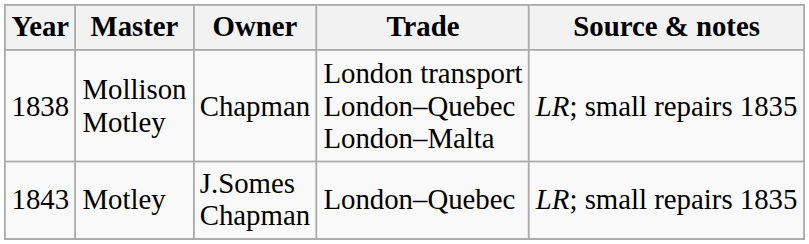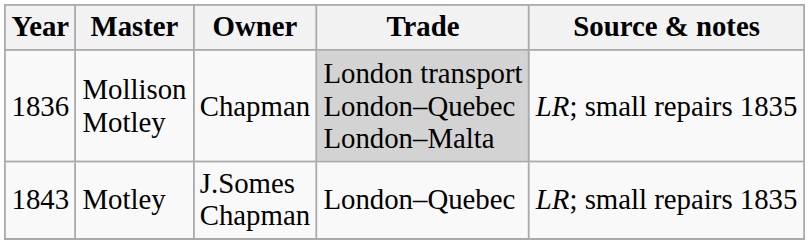(40, 105) 1838 -> (40, 105) 1836
(423, 105) no background -> (423, 105) lightgrey background
